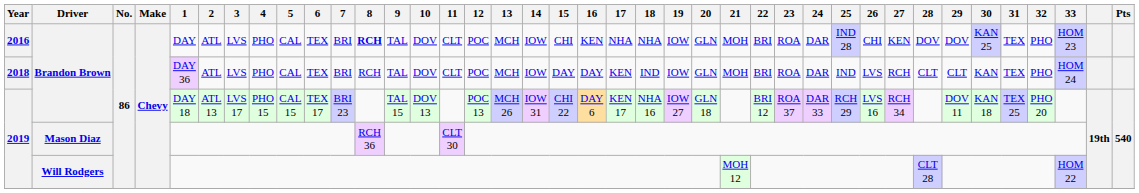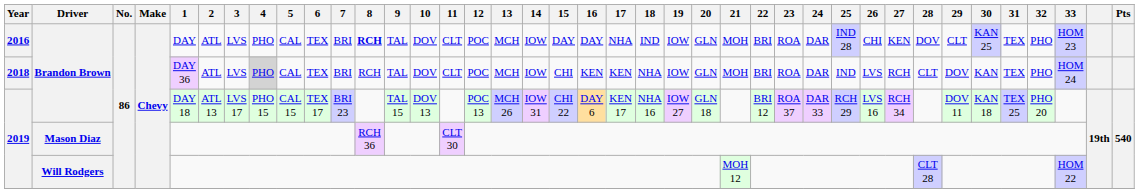(564, 40) CHI -> (564, 40) DAY
(592, 40) KEN -> (592, 40) DAY
(650, 40) NHA -> (650, 40) IND
(957, 40) DOV -> (957, 40) CLT
(263, 72) no background -> (263, 72) lightgrey background
(564, 72) DAY -> (564, 72) CHI
(592, 72) DAY -> (592, 72) KEN
(650, 72) IND -> (650, 72) NHA
(957, 72) CLT -> (957, 72) DOV
